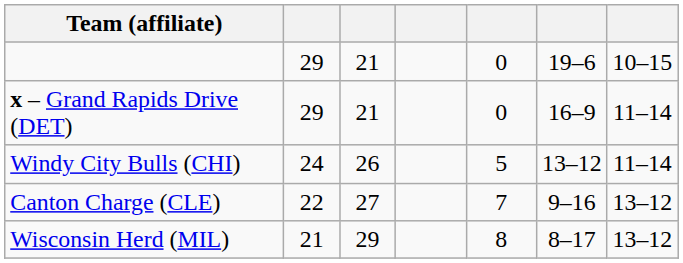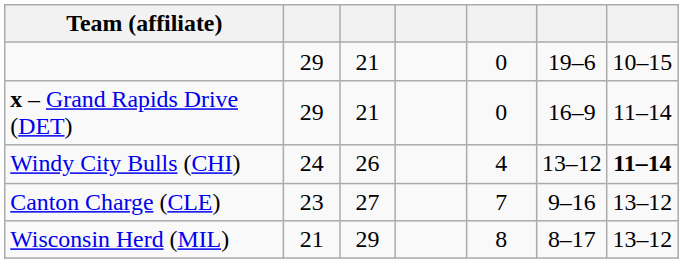(501, 163) 5 -> (501, 163) 4
(642, 163) normal -> (642, 163) bold
(312, 201) 22 -> (312, 201) 23
